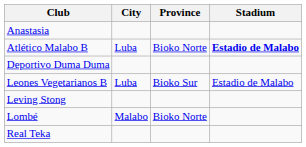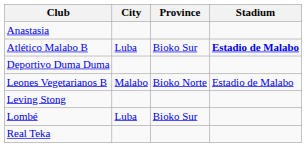(180, 47) Bioko Norte -> (175, 47) Bioko Sur
(126, 82) Luba -> (131, 82) Malabo
(175, 82) Bioko Sur -> (180, 82) Bioko Norte
(131, 116) Malabo -> (126, 116) Luba
(180, 116) Bioko Norte -> (175, 116) Bioko Sur
